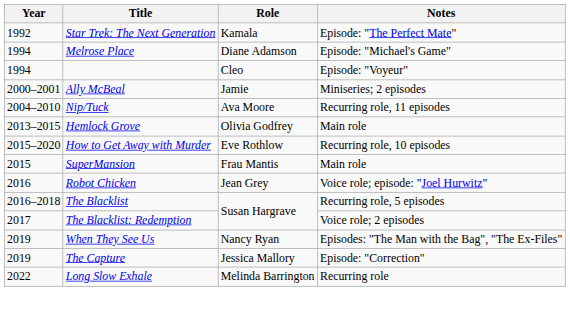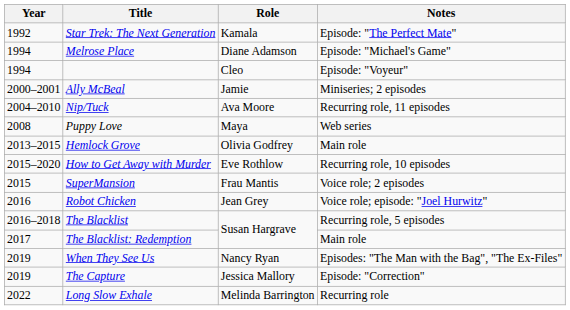+ row: (94, 126)
(343, 164) Main role -> (372, 182) Voice role; 2 episodes
(372, 220) Voice role; 2 episodes -> (343, 239) Main role
